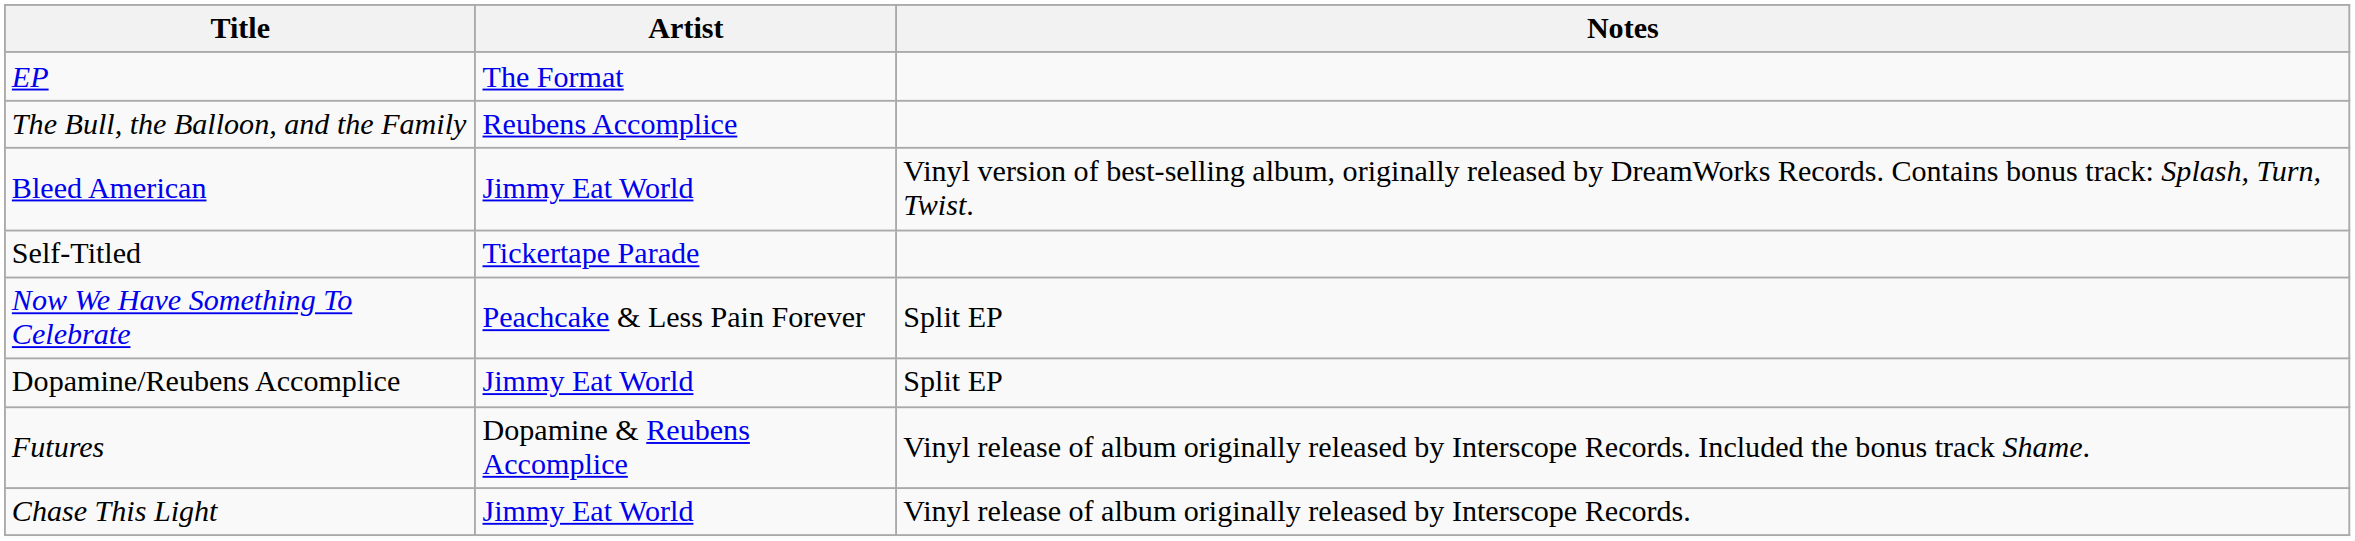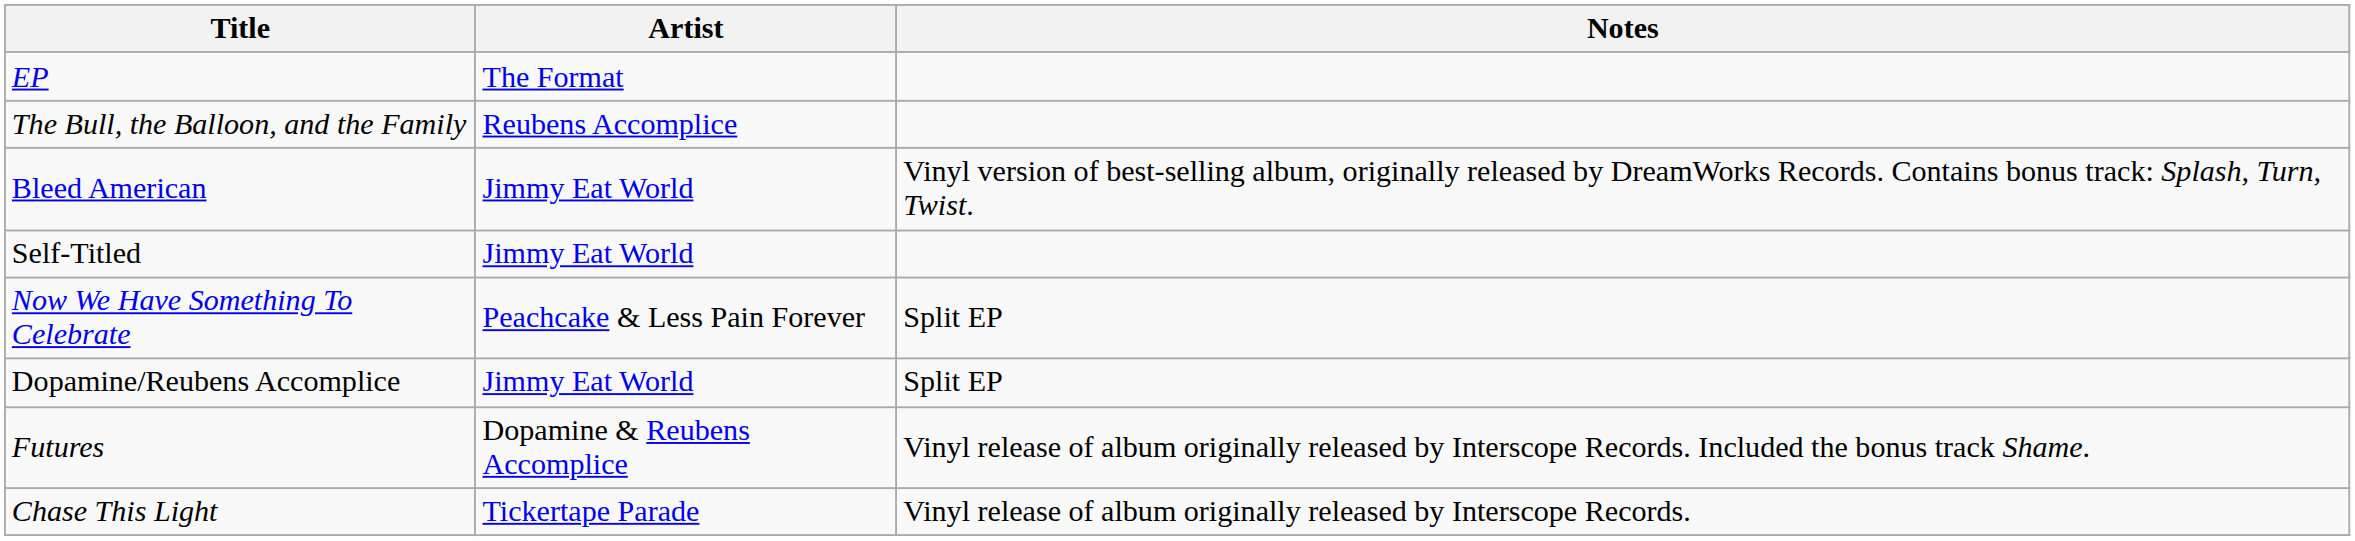(591, 253) Tickertape Parade -> (588, 253) Jimmy Eat World
(588, 511) Jimmy Eat World -> (591, 511) Tickertape Parade
